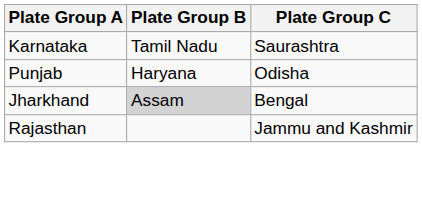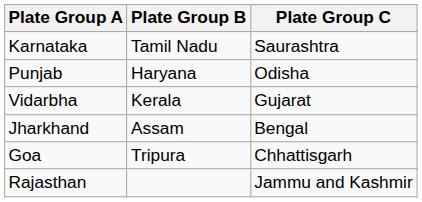+ row: (43, 100)
(157, 100) lightgrey background -> (157, 127) no background
+ row: (25, 155)
